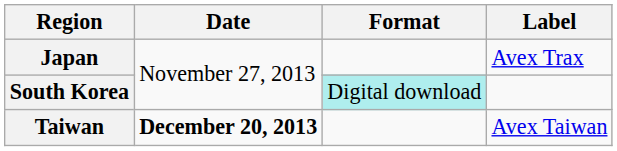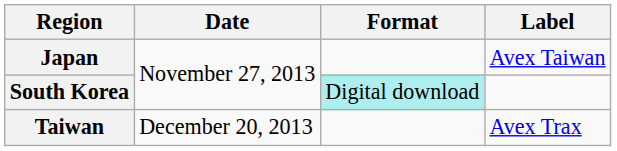(538, 57) Avex Trax -> (547, 57) Avex Taiwan
(228, 127) bold -> (226, 127) normal
(549, 127) Avex Taiwan -> (536, 127) Avex Trax
